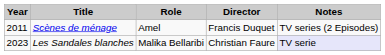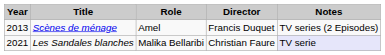(17, 27) 2011 -> (17, 27) 2013
(17, 43) 2023 -> (17, 43) 2021
